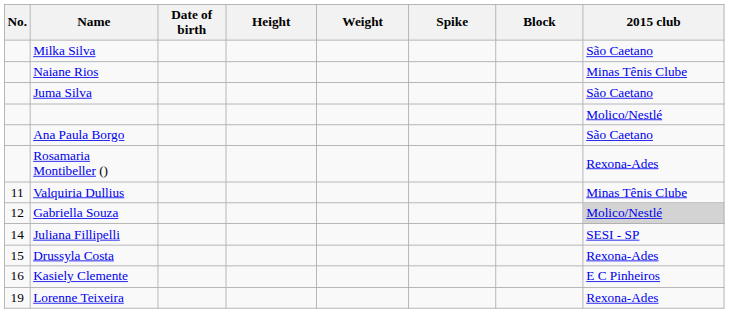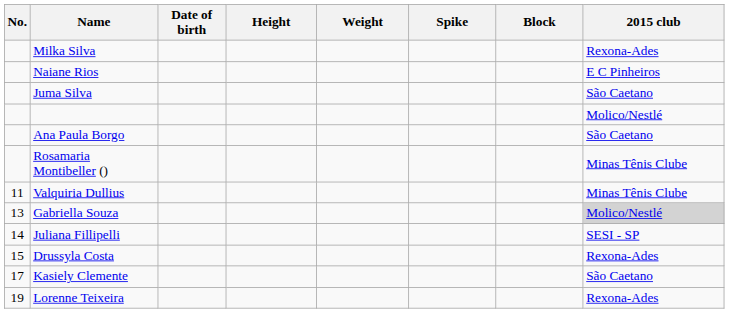(620, 51) São Caetano -> (622, 51) Rexona-Ades
(637, 72) Minas Tênis Clube -> (623, 72) E C Pinheiros
(622, 163) Rexona-Ades -> (637, 163) Minas Tênis Clube
(17, 213) 12 -> (17, 213) 13
(17, 276) 16 -> (17, 276) 17
(623, 276) E C Pinheiros -> (620, 276) São Caetano
